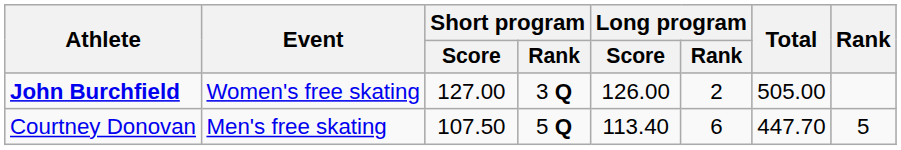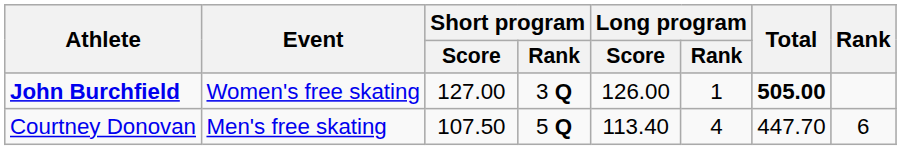(717, 91) 2 -> (717, 91) 1
(791, 91) normal -> (791, 91) bold
(717, 127) 6 -> (717, 127) 4
(863, 127) 5 -> (863, 127) 6
